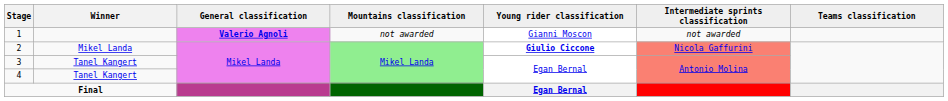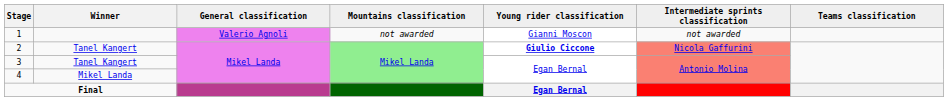(253, 35) bold -> (253, 35) normal
(105, 48) Mikel Landa -> (105, 48) Tanel Kangert
(105, 76) Tanel Kangert -> (105, 76) Mikel Landa
